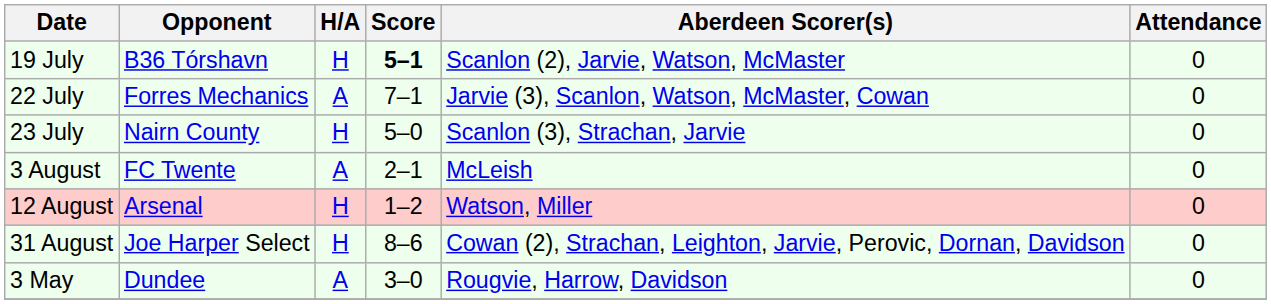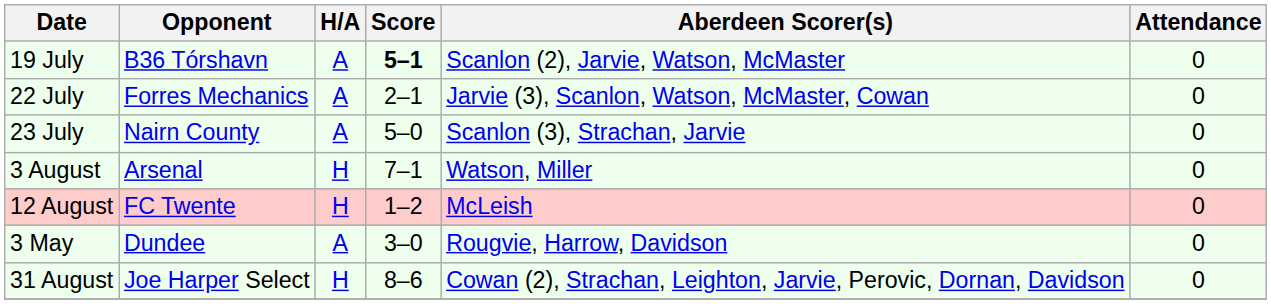(340, 59) H -> (340, 59) A
(403, 96) 7–1 -> (403, 96) 2–1
(340, 133) H -> (340, 133) A
(180, 170) FC Twente -> (163, 170) Arsenal
(340, 170) A -> (340, 170) H
(403, 170) 2–1 -> (403, 170) 7–1
(489, 170) McLeish -> (519, 170) Watson, Miller
(163, 206) Arsenal -> (180, 206) FC Twente
(519, 206) Watson, Miller -> (489, 206) McLeish
rows swapped: (62, 243) <-> (42, 280)
